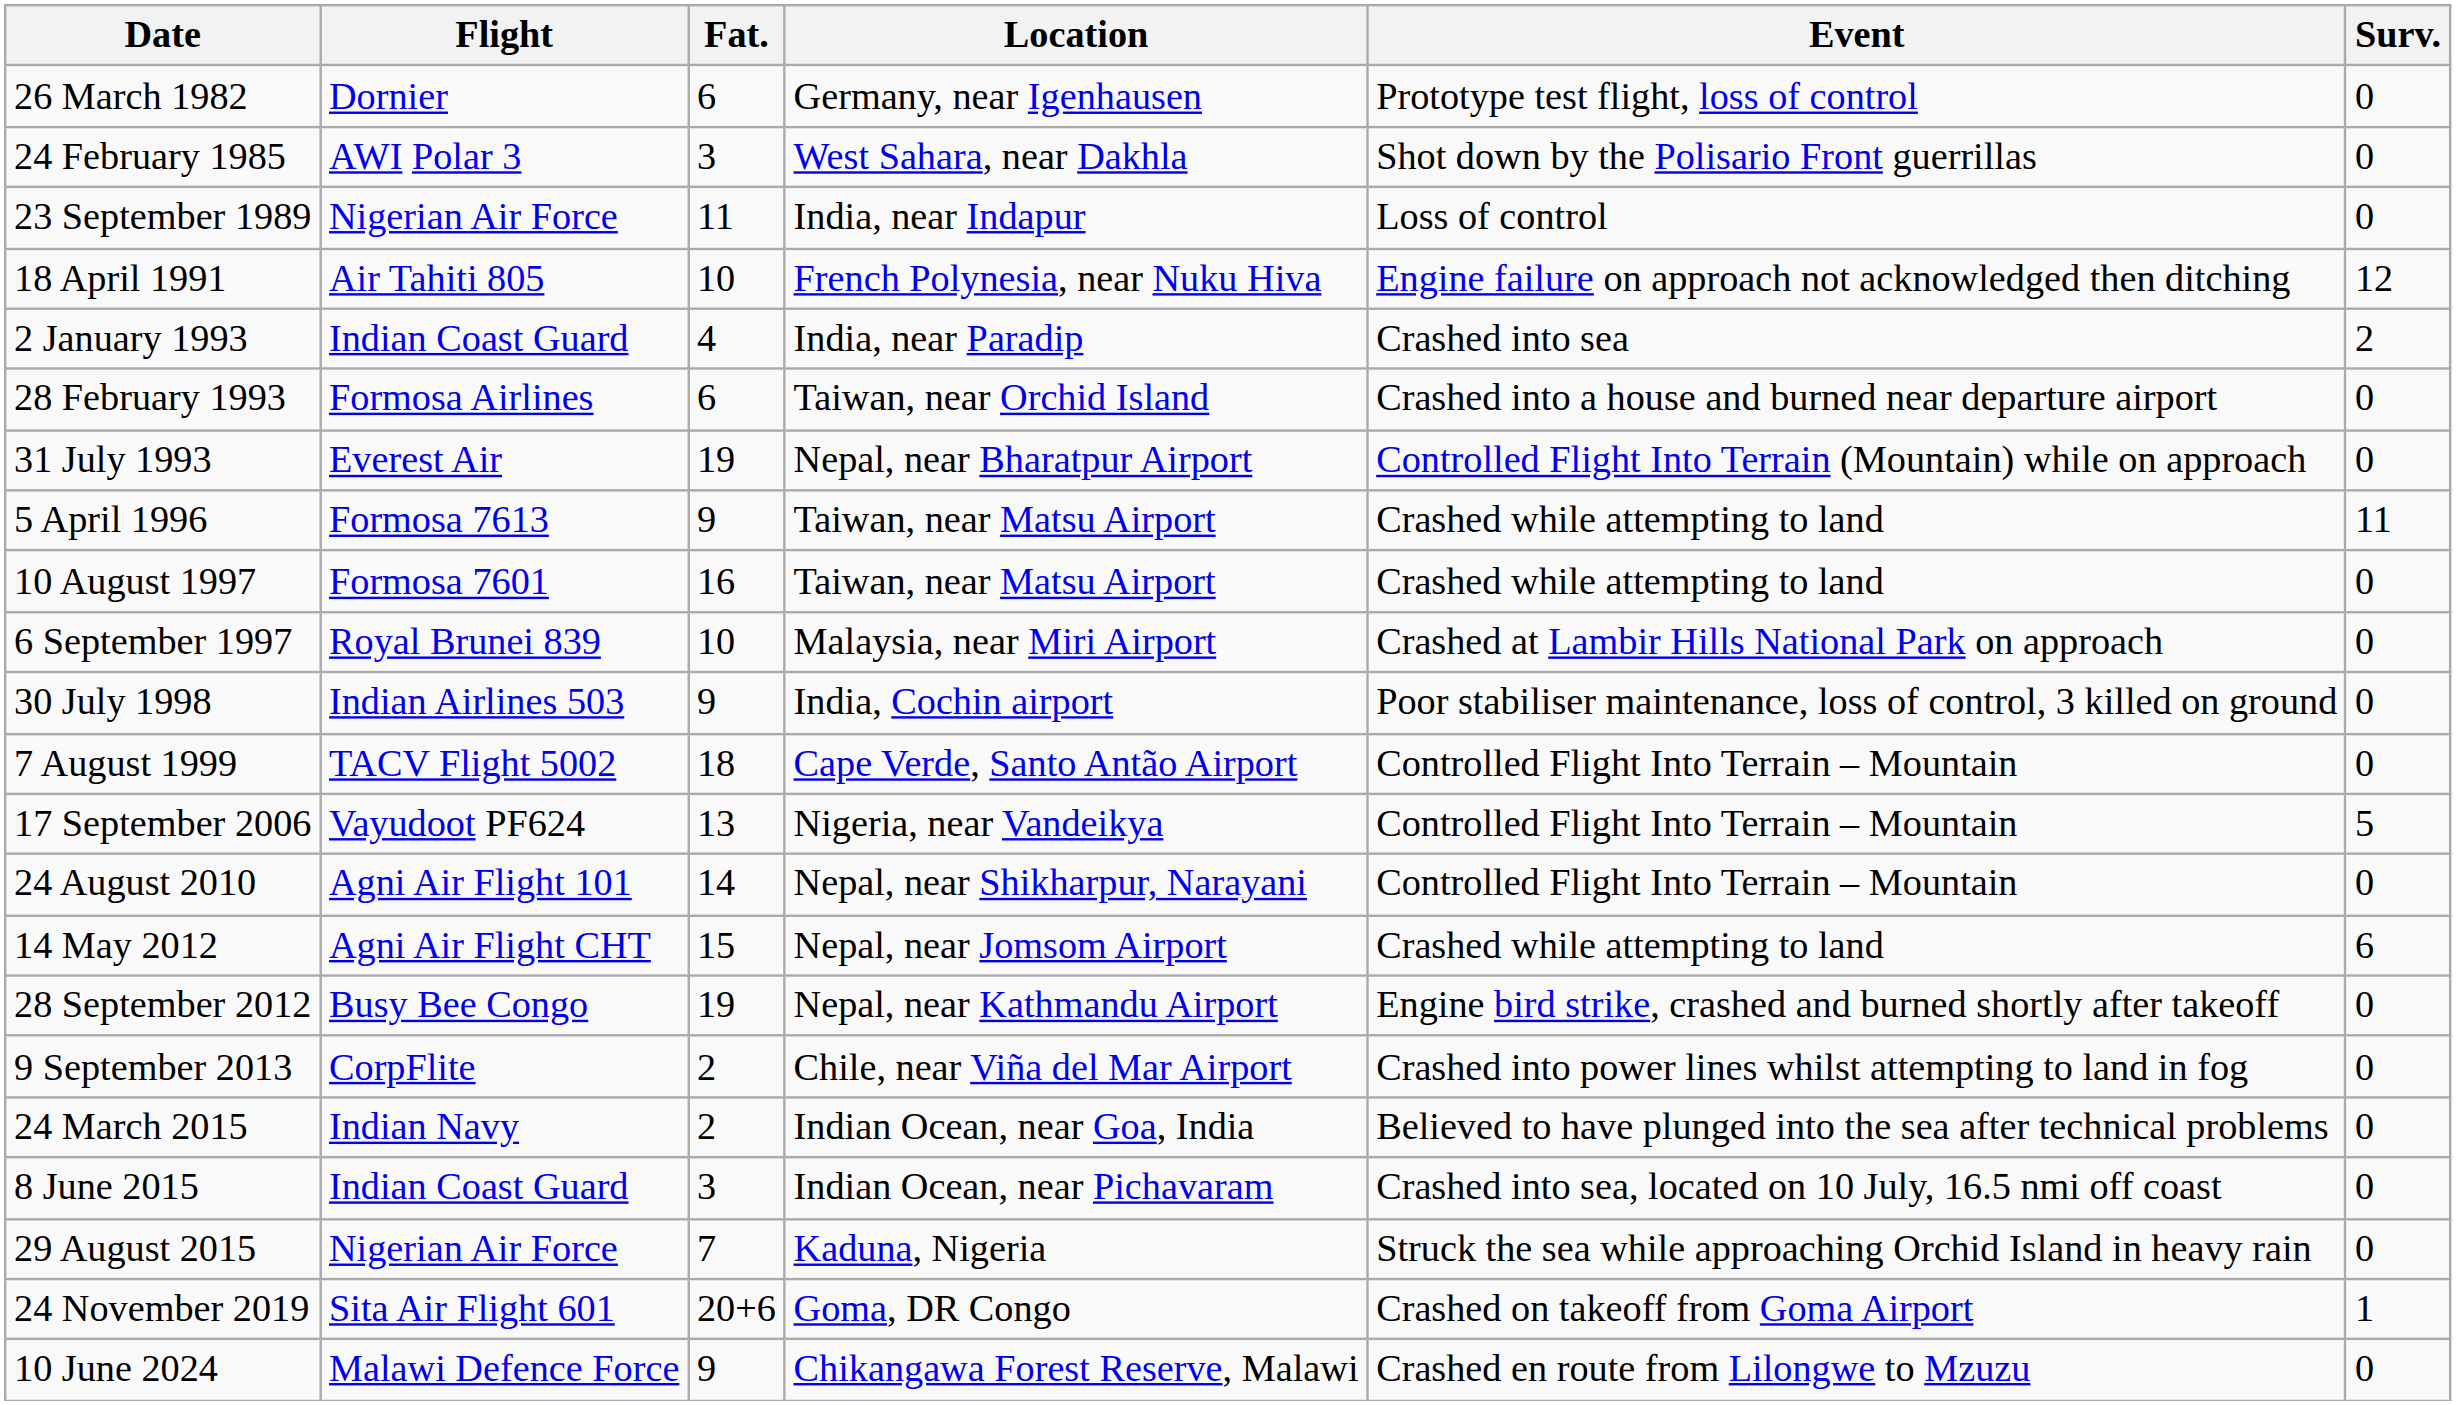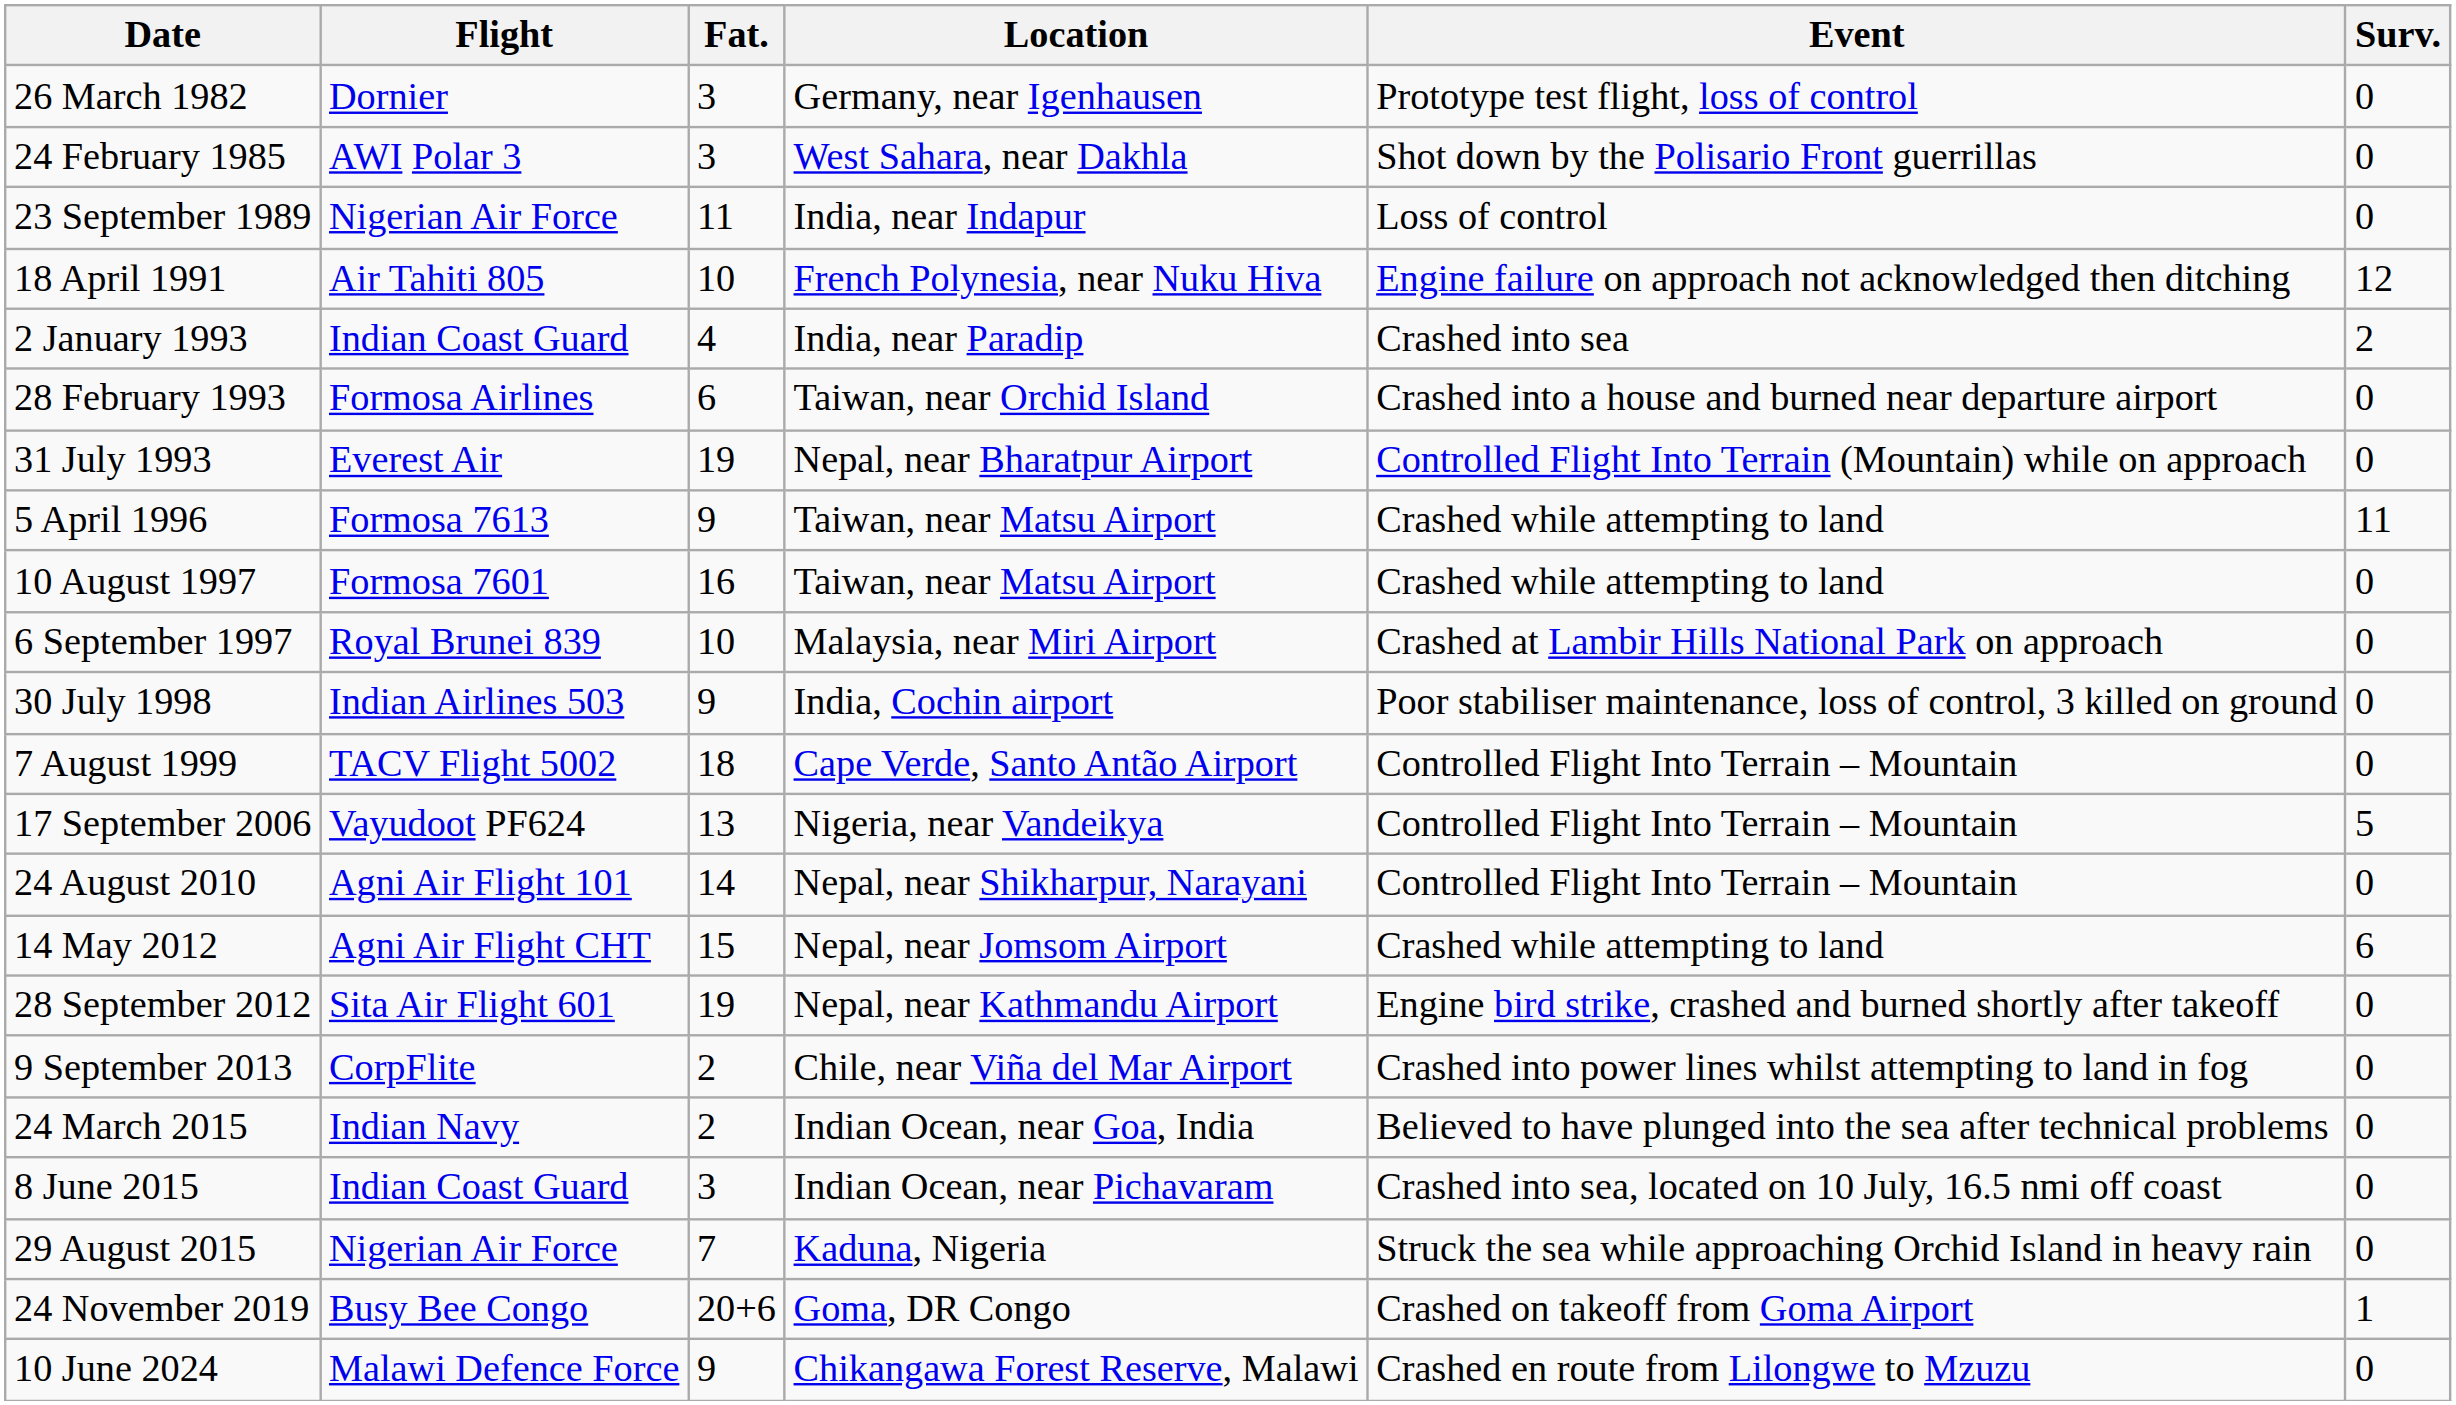(707, 95) 6 -> (707, 95) 3
(459, 1005) Busy Bee Congo -> (472, 1005) Sita Air Flight 601
(472, 1308) Sita Air Flight 601 -> (459, 1308) Busy Bee Congo
